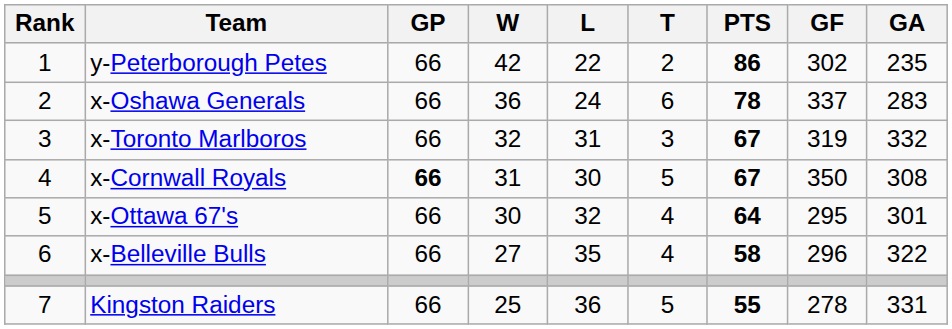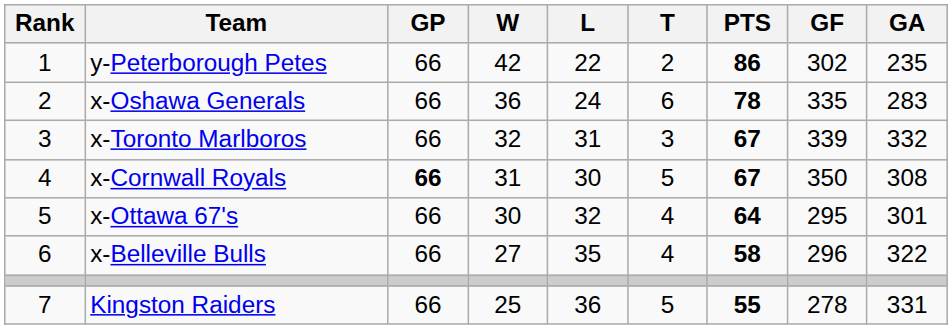(827, 100) 337 -> (827, 100) 335
(827, 139) 319 -> (827, 139) 339
